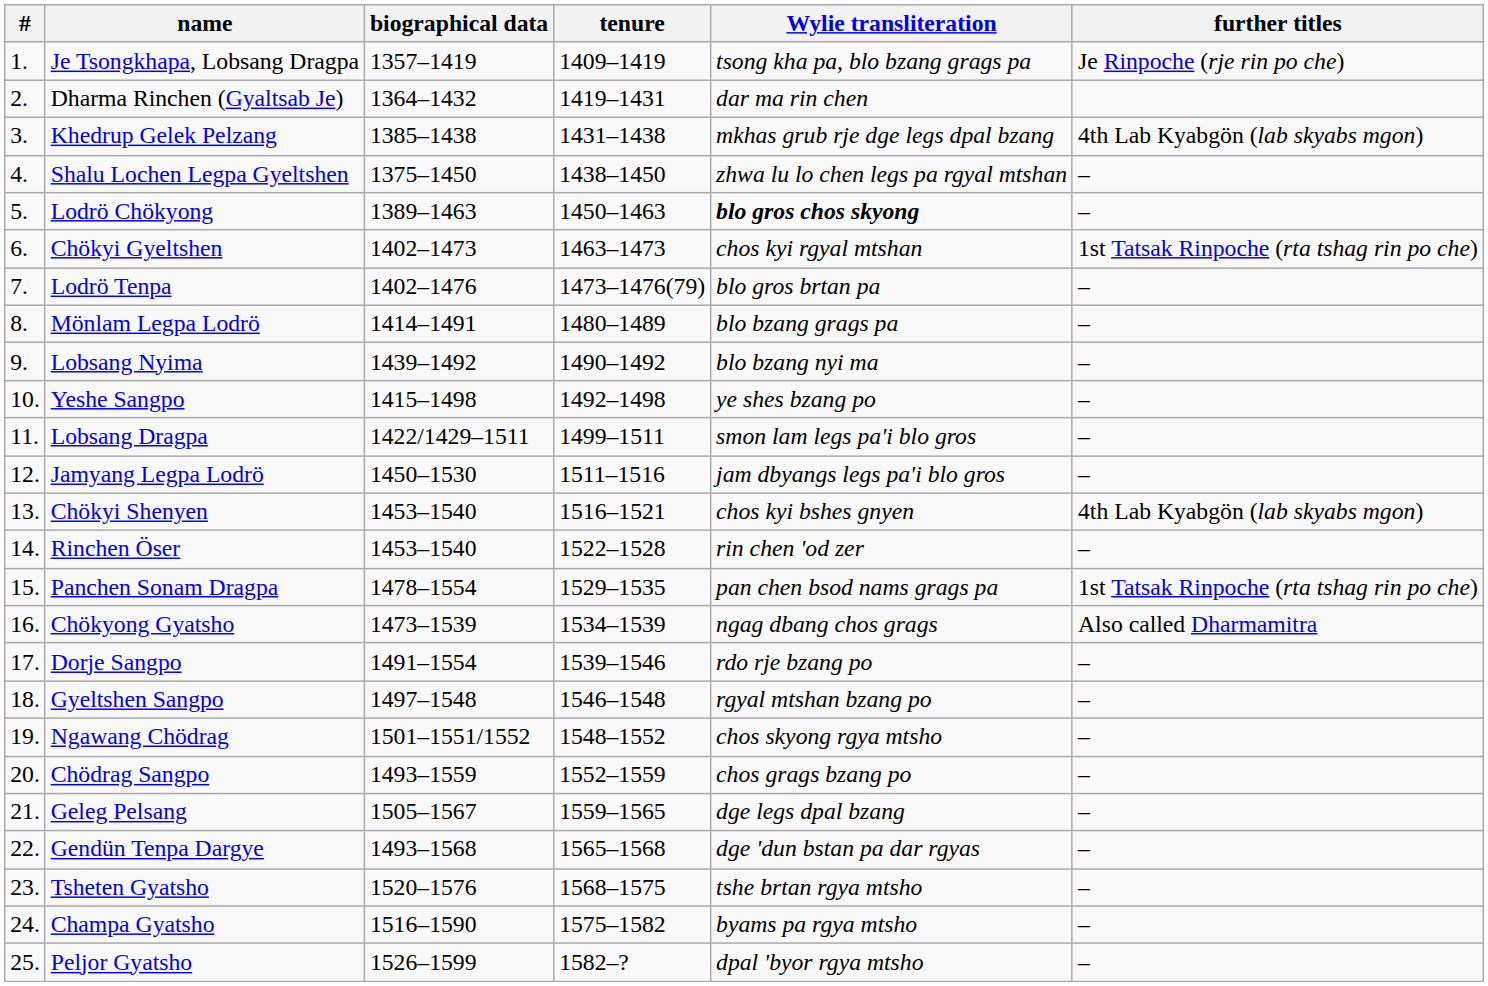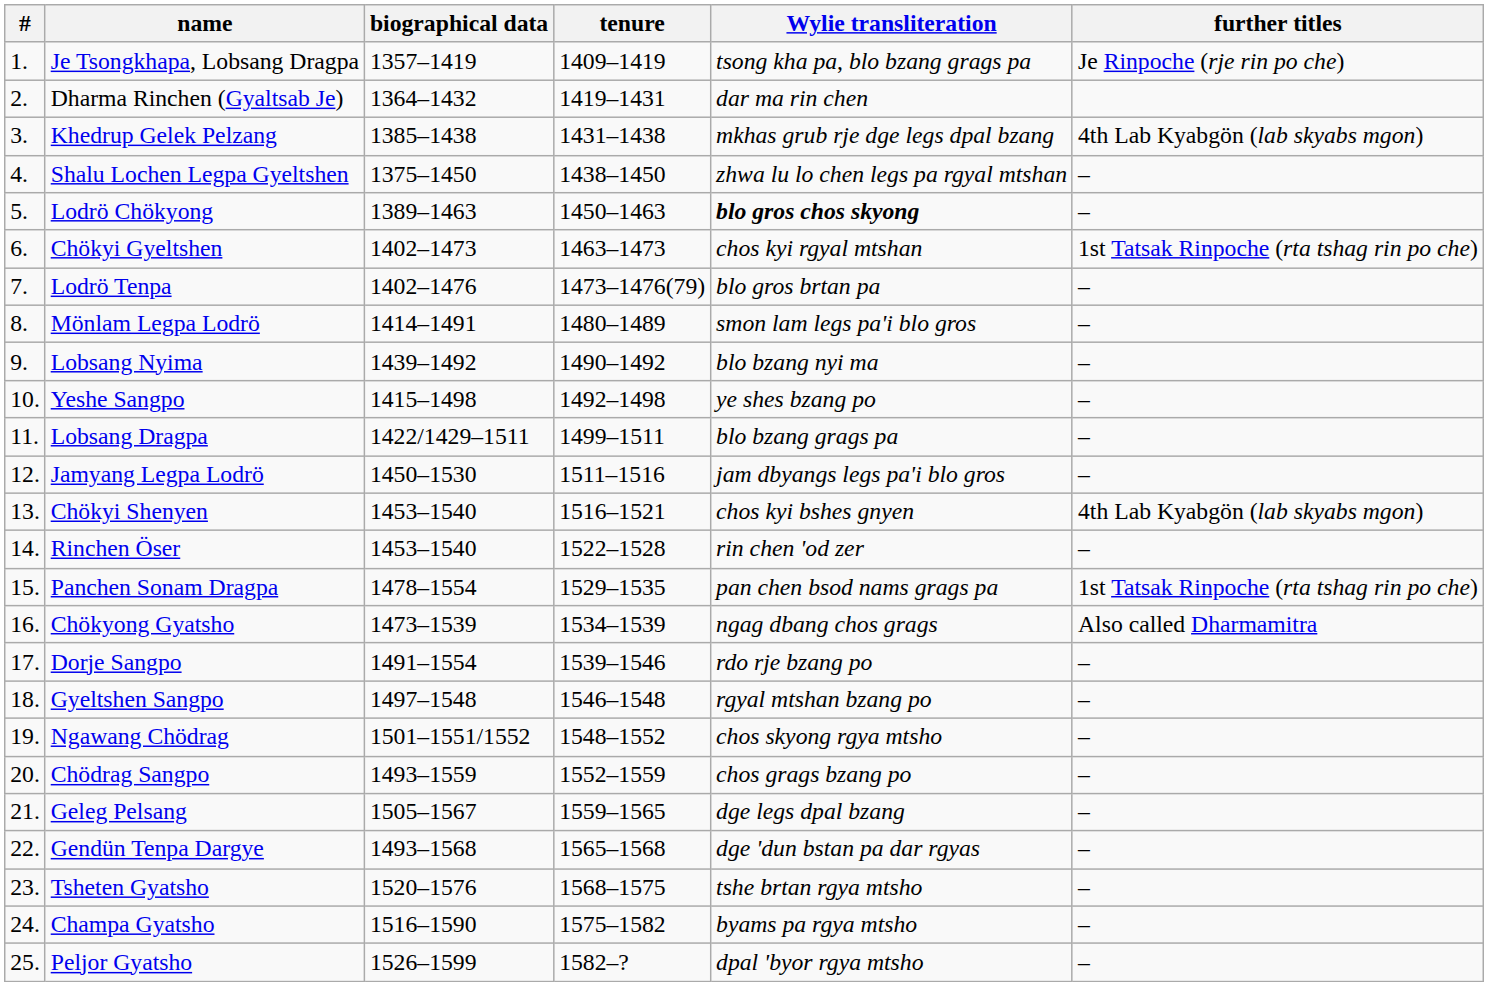(807, 323) blo bzang grags pa -> (846, 323) smon lam legs pa'i blo gros
(846, 436) smon lam legs pa'i blo gros -> (807, 436) blo bzang grags pa
